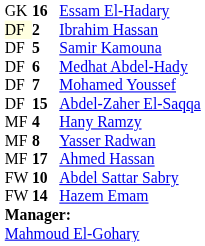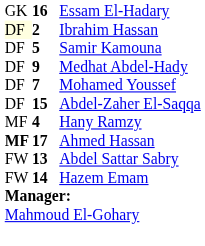(36, 66) 6 -> (36, 66) 9
- row: (107, 140)
(16, 159) normal -> (17, 140) bold
(40, 177) 10 -> (40, 159) 13
